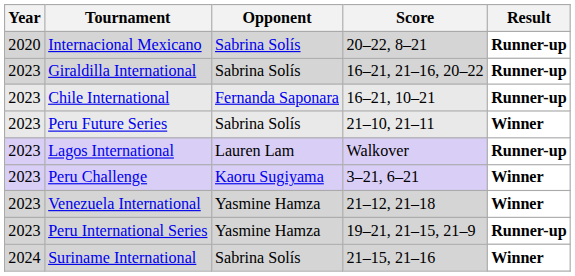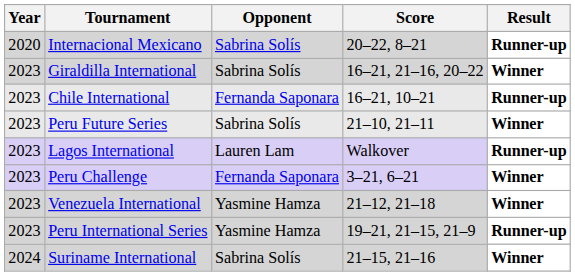(529, 71) Runner-up -> (517, 71) Winner
(269, 177) Kaoru Sugiyama -> (277, 177) Fernanda Saponara
